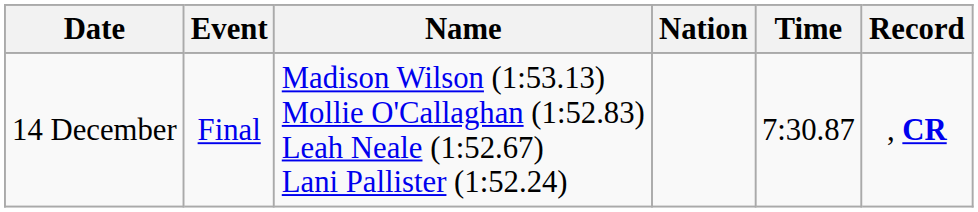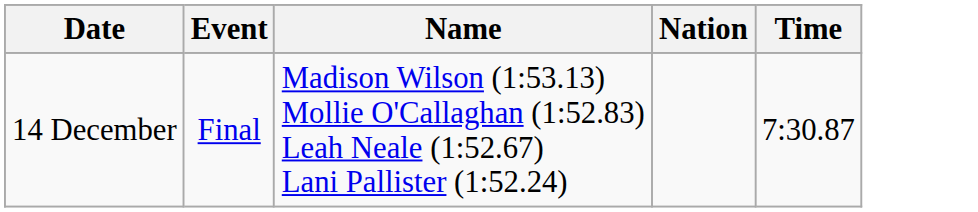- column: (917, 28)
